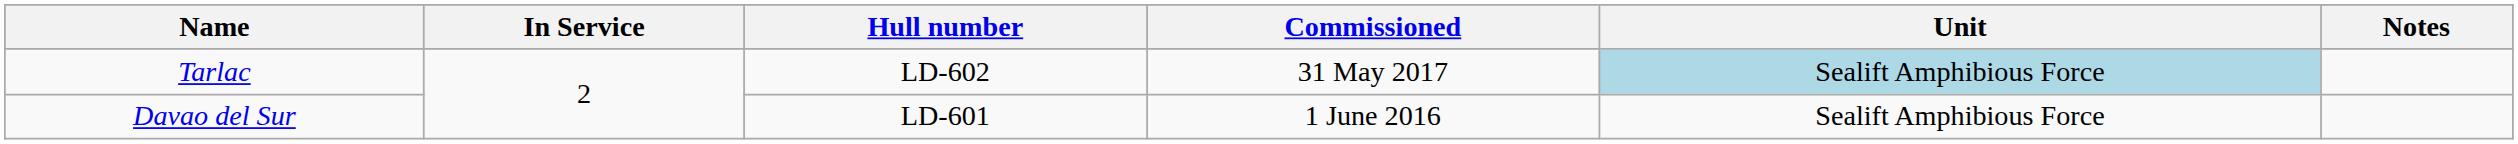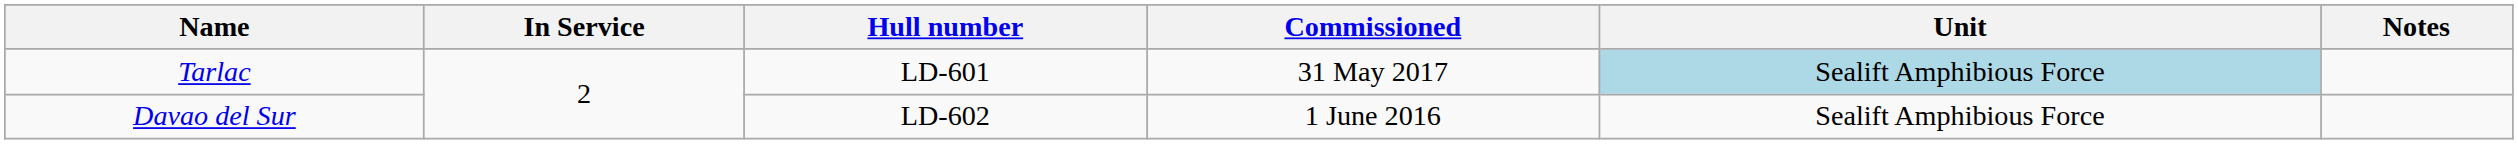(945, 71) LD-602 -> (945, 71) LD-601
(945, 116) LD-601 -> (945, 116) LD-602
